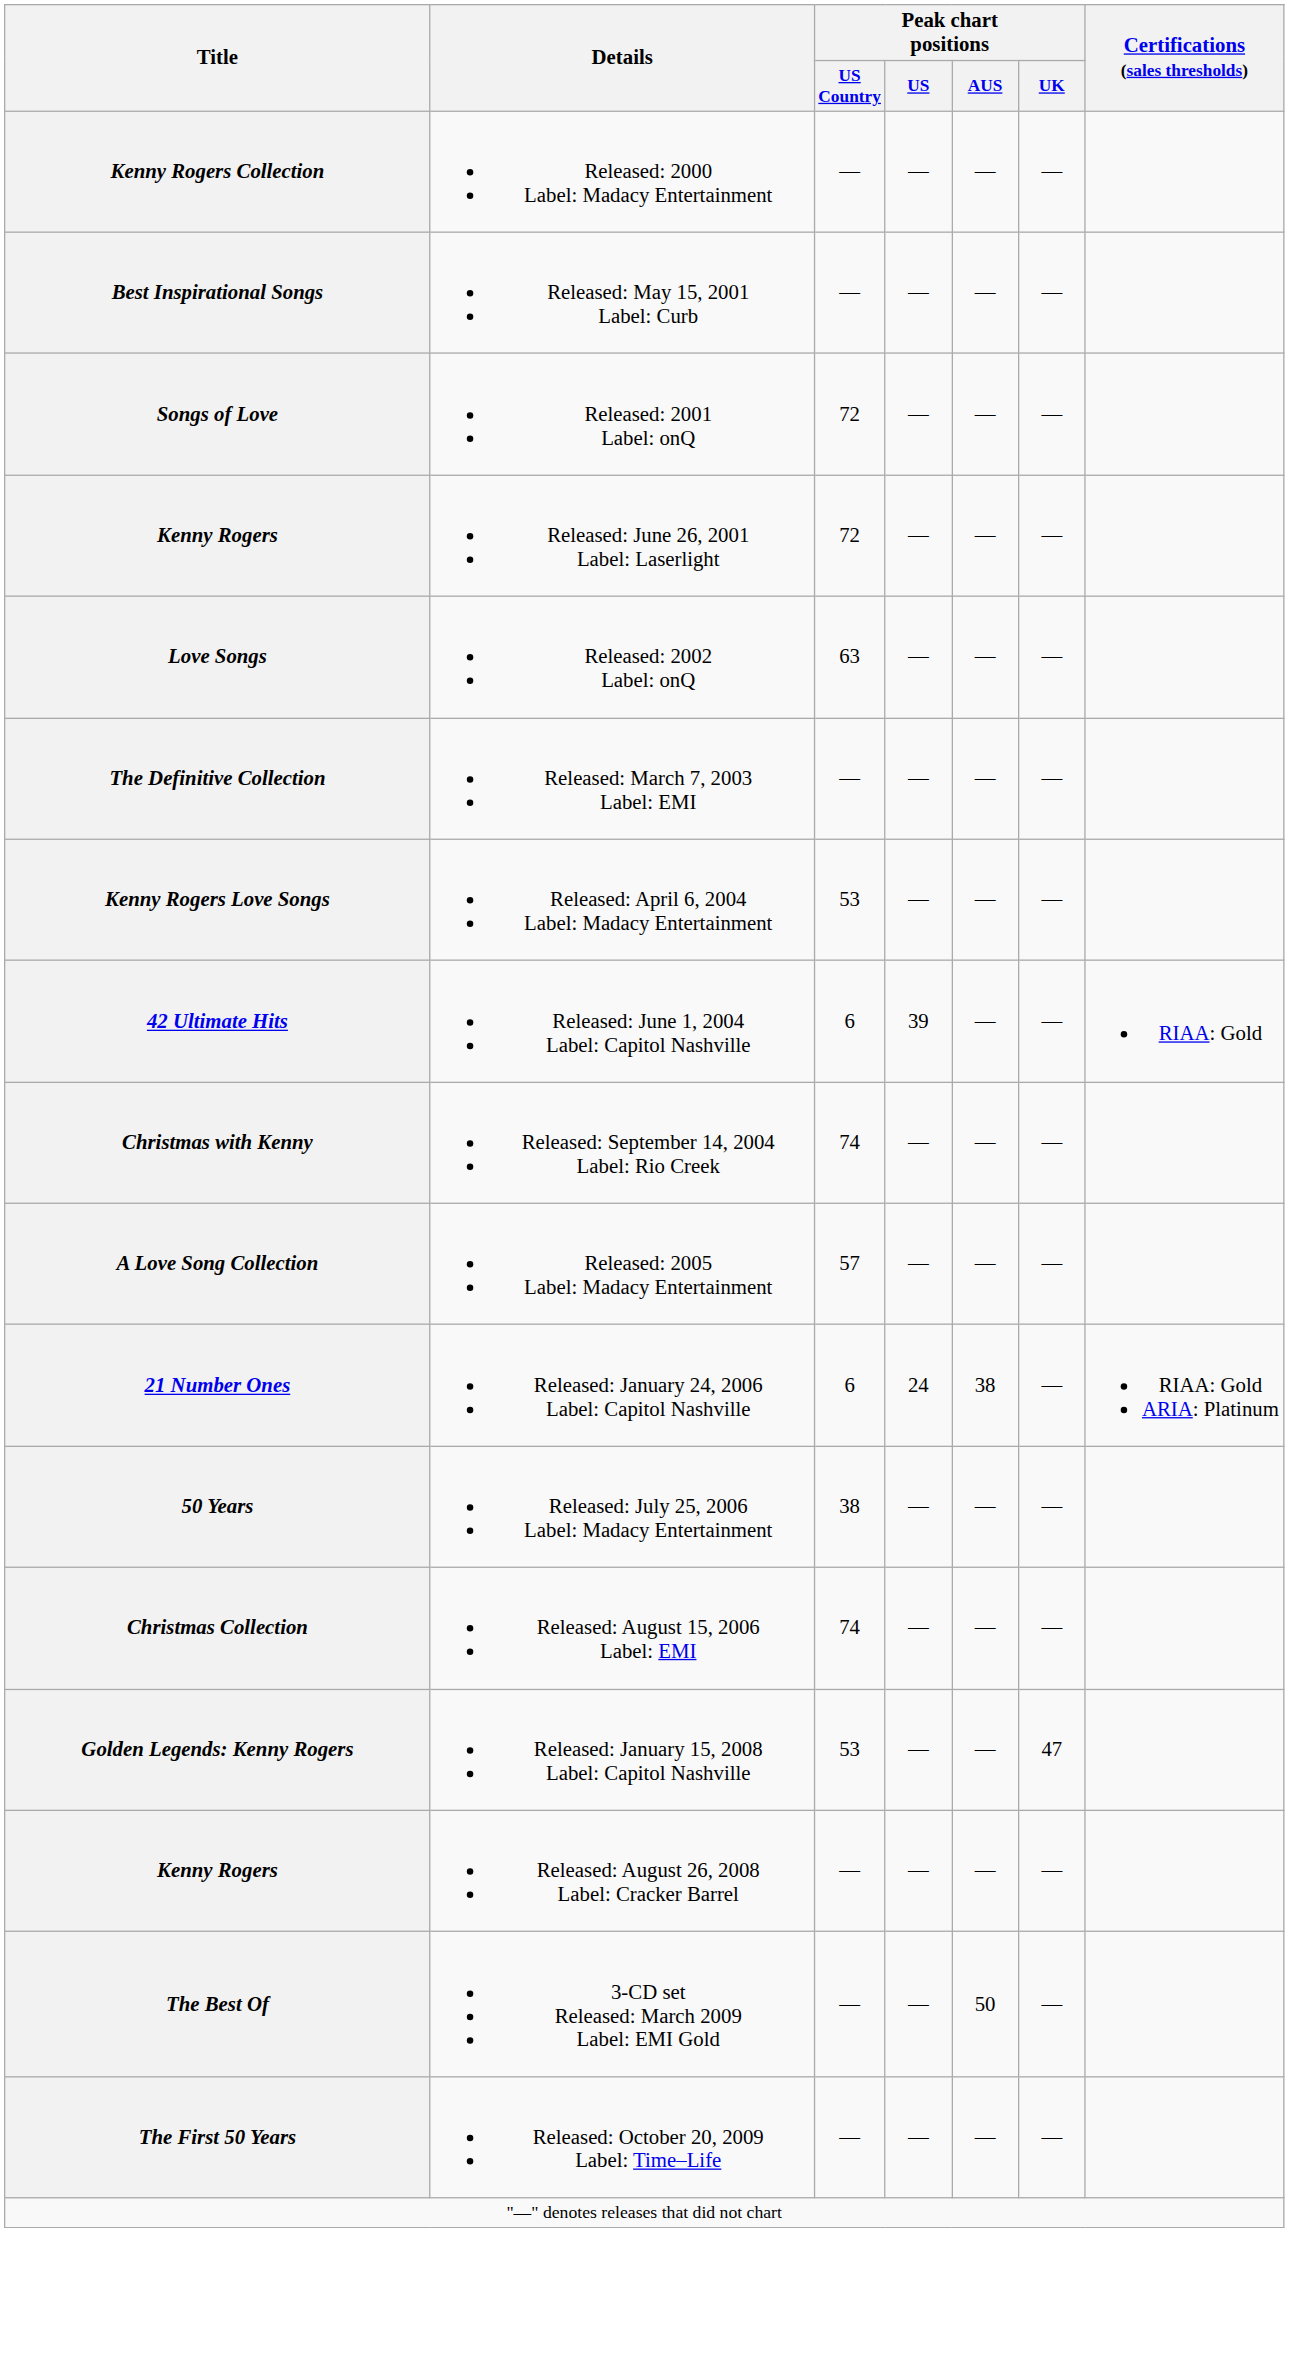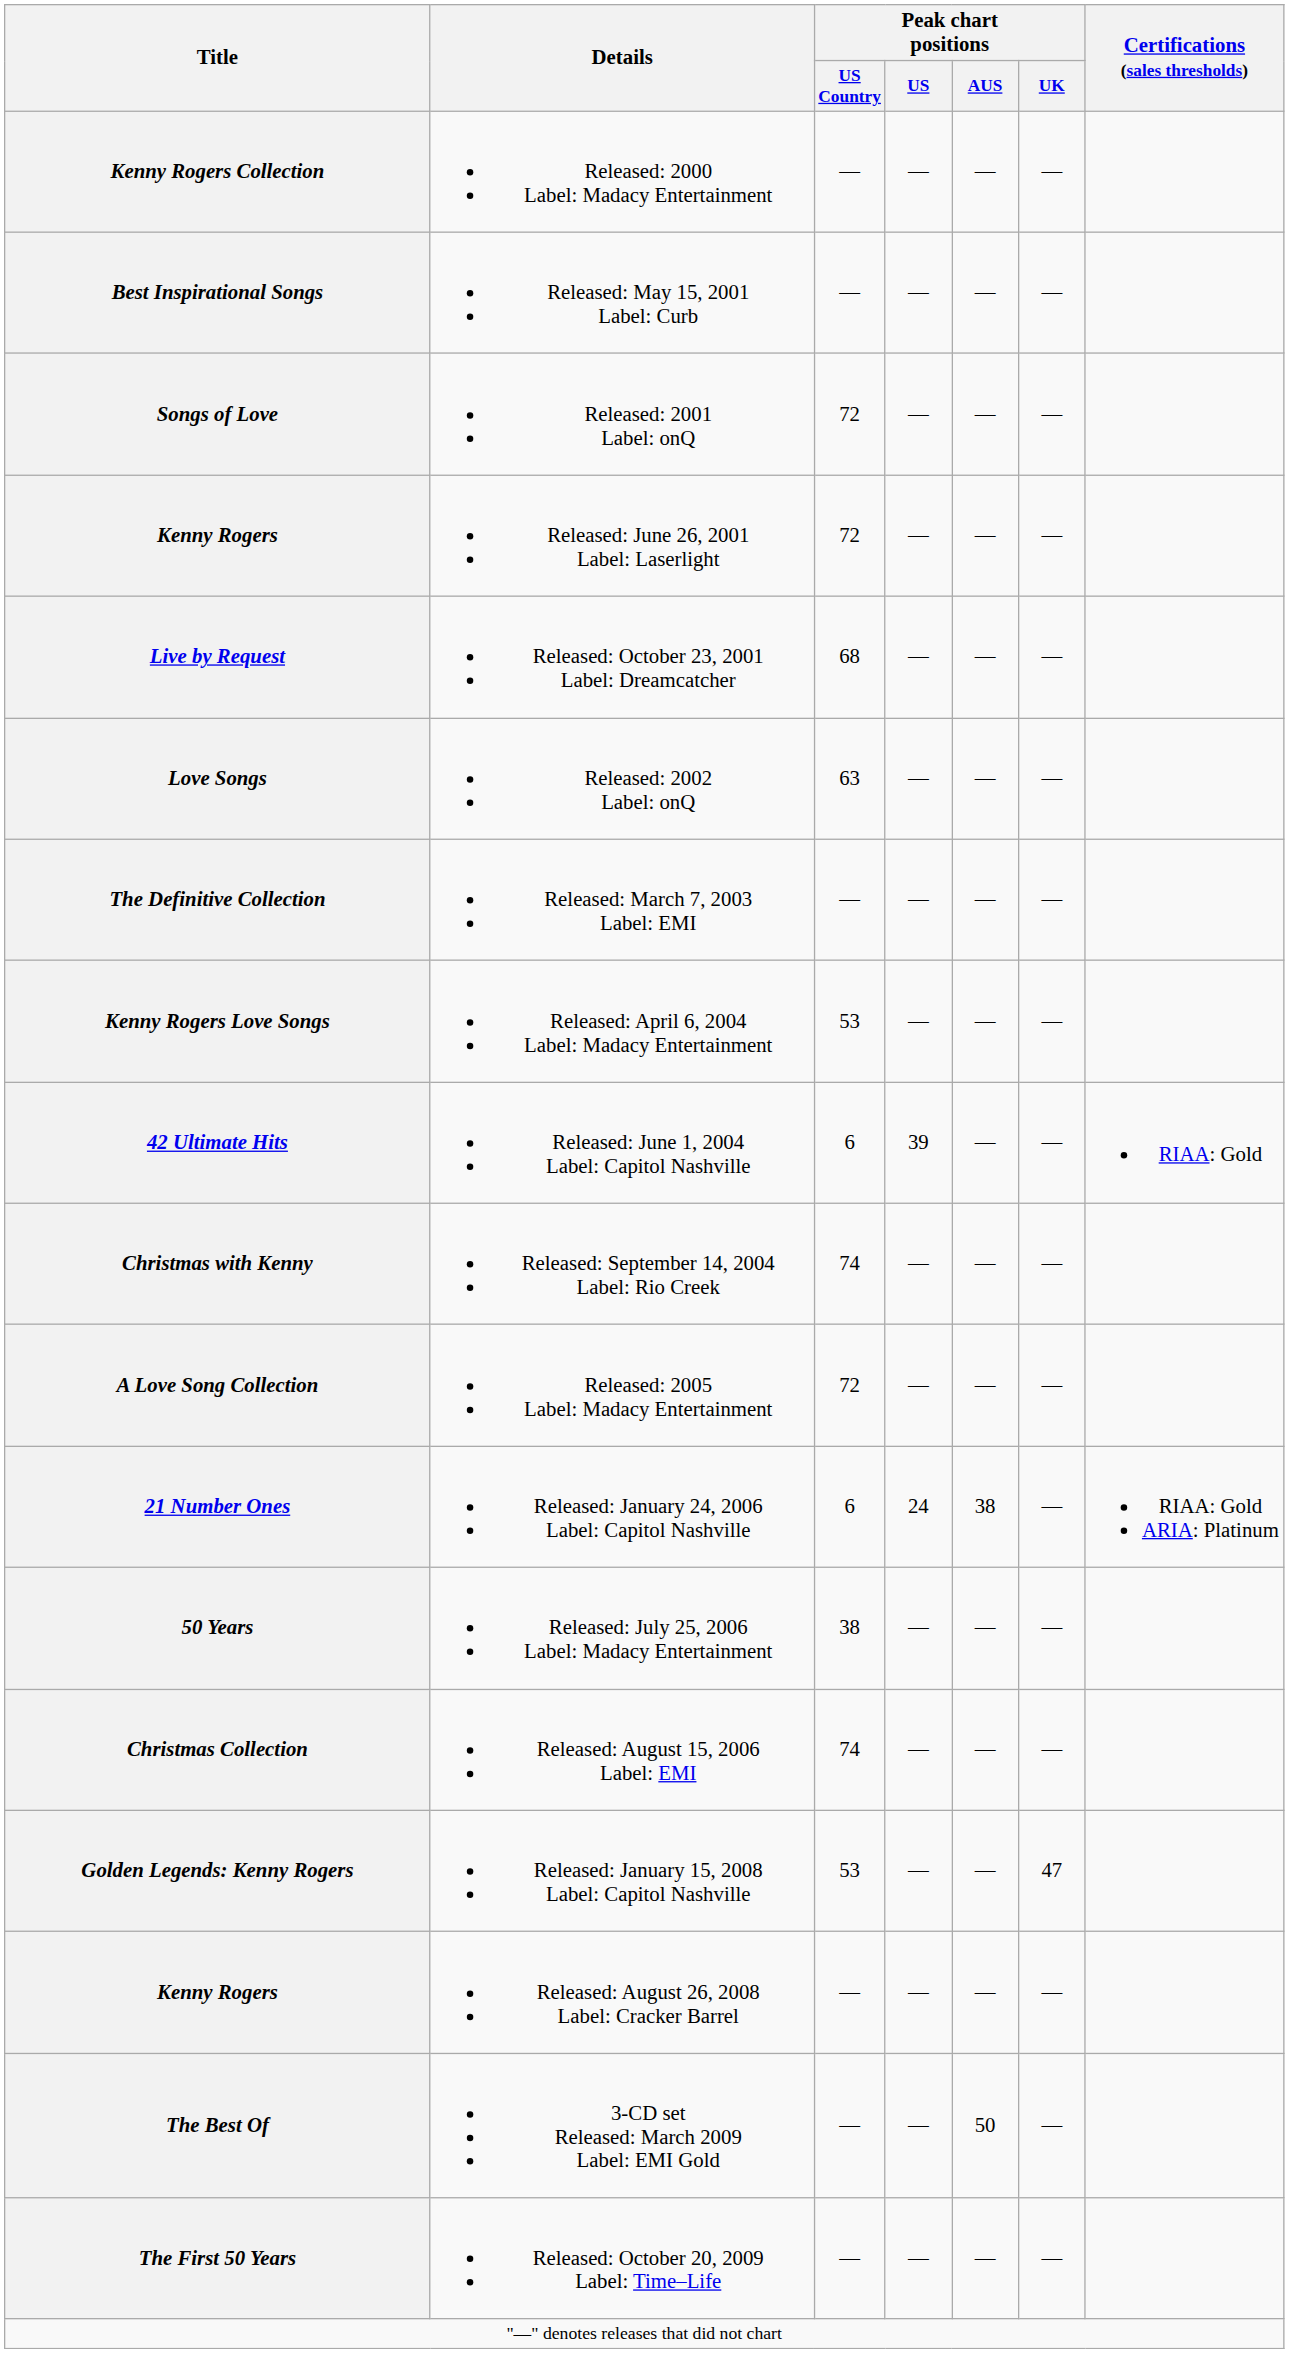+ row: (622, 669)
(850, 1263) 57 -> (850, 1385) 72
